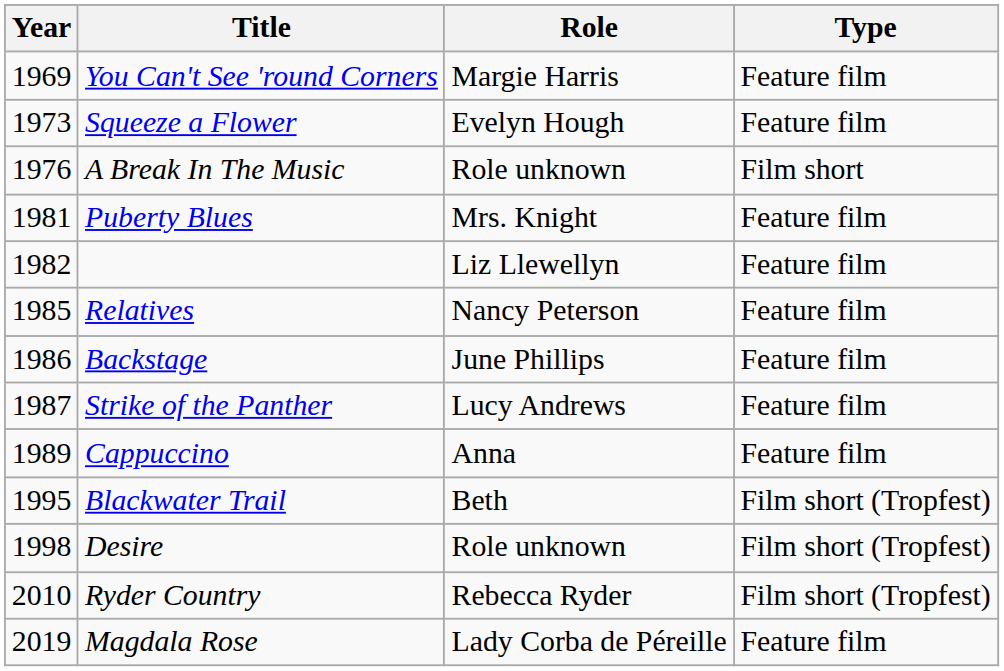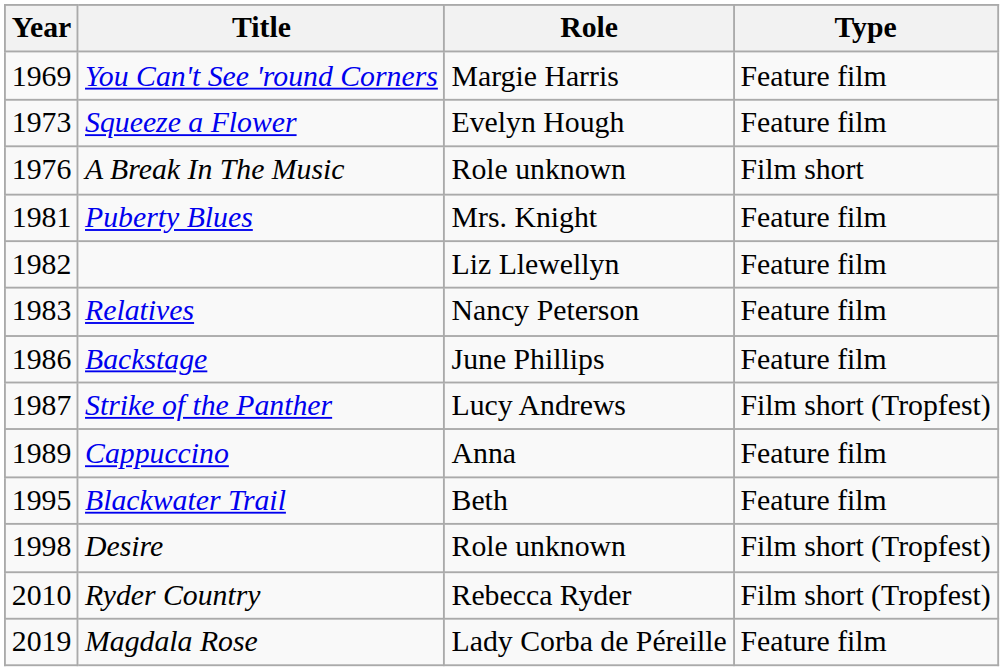(42, 311) 1985 -> (42, 311) 1983
(814, 405) Feature film -> (866, 405) Film short (Tropfest)
(866, 500) Film short (Tropfest) -> (814, 500) Feature film
